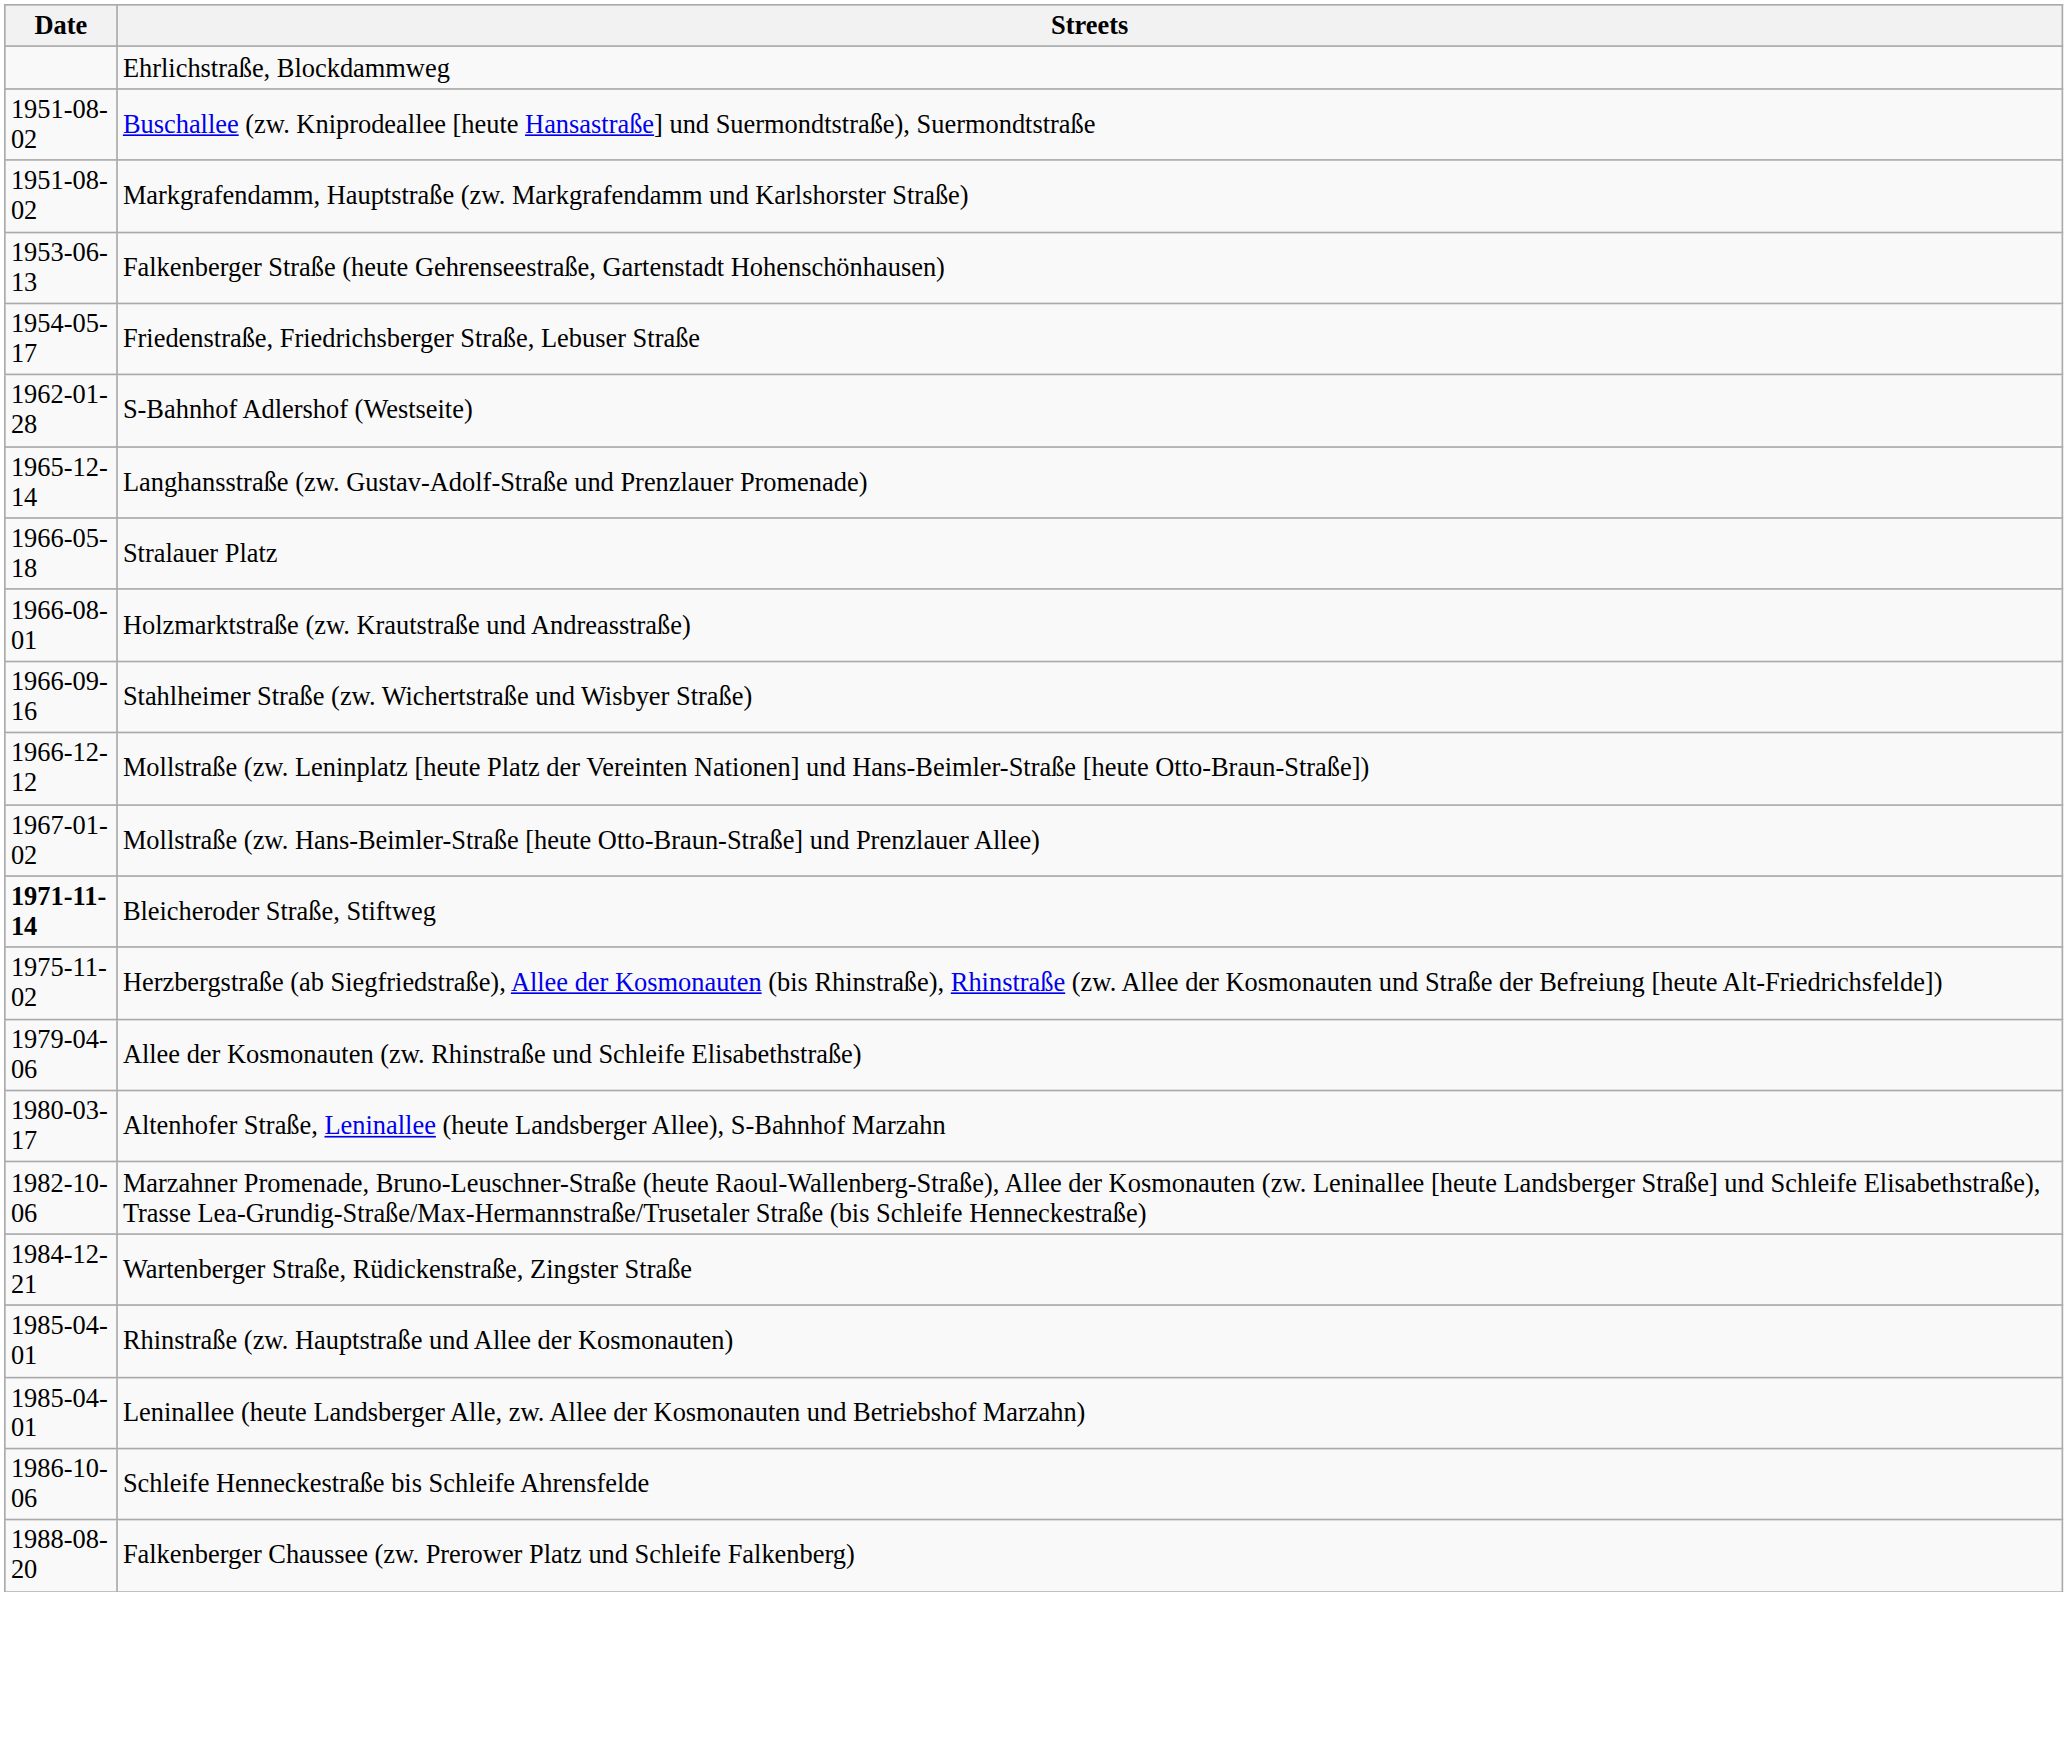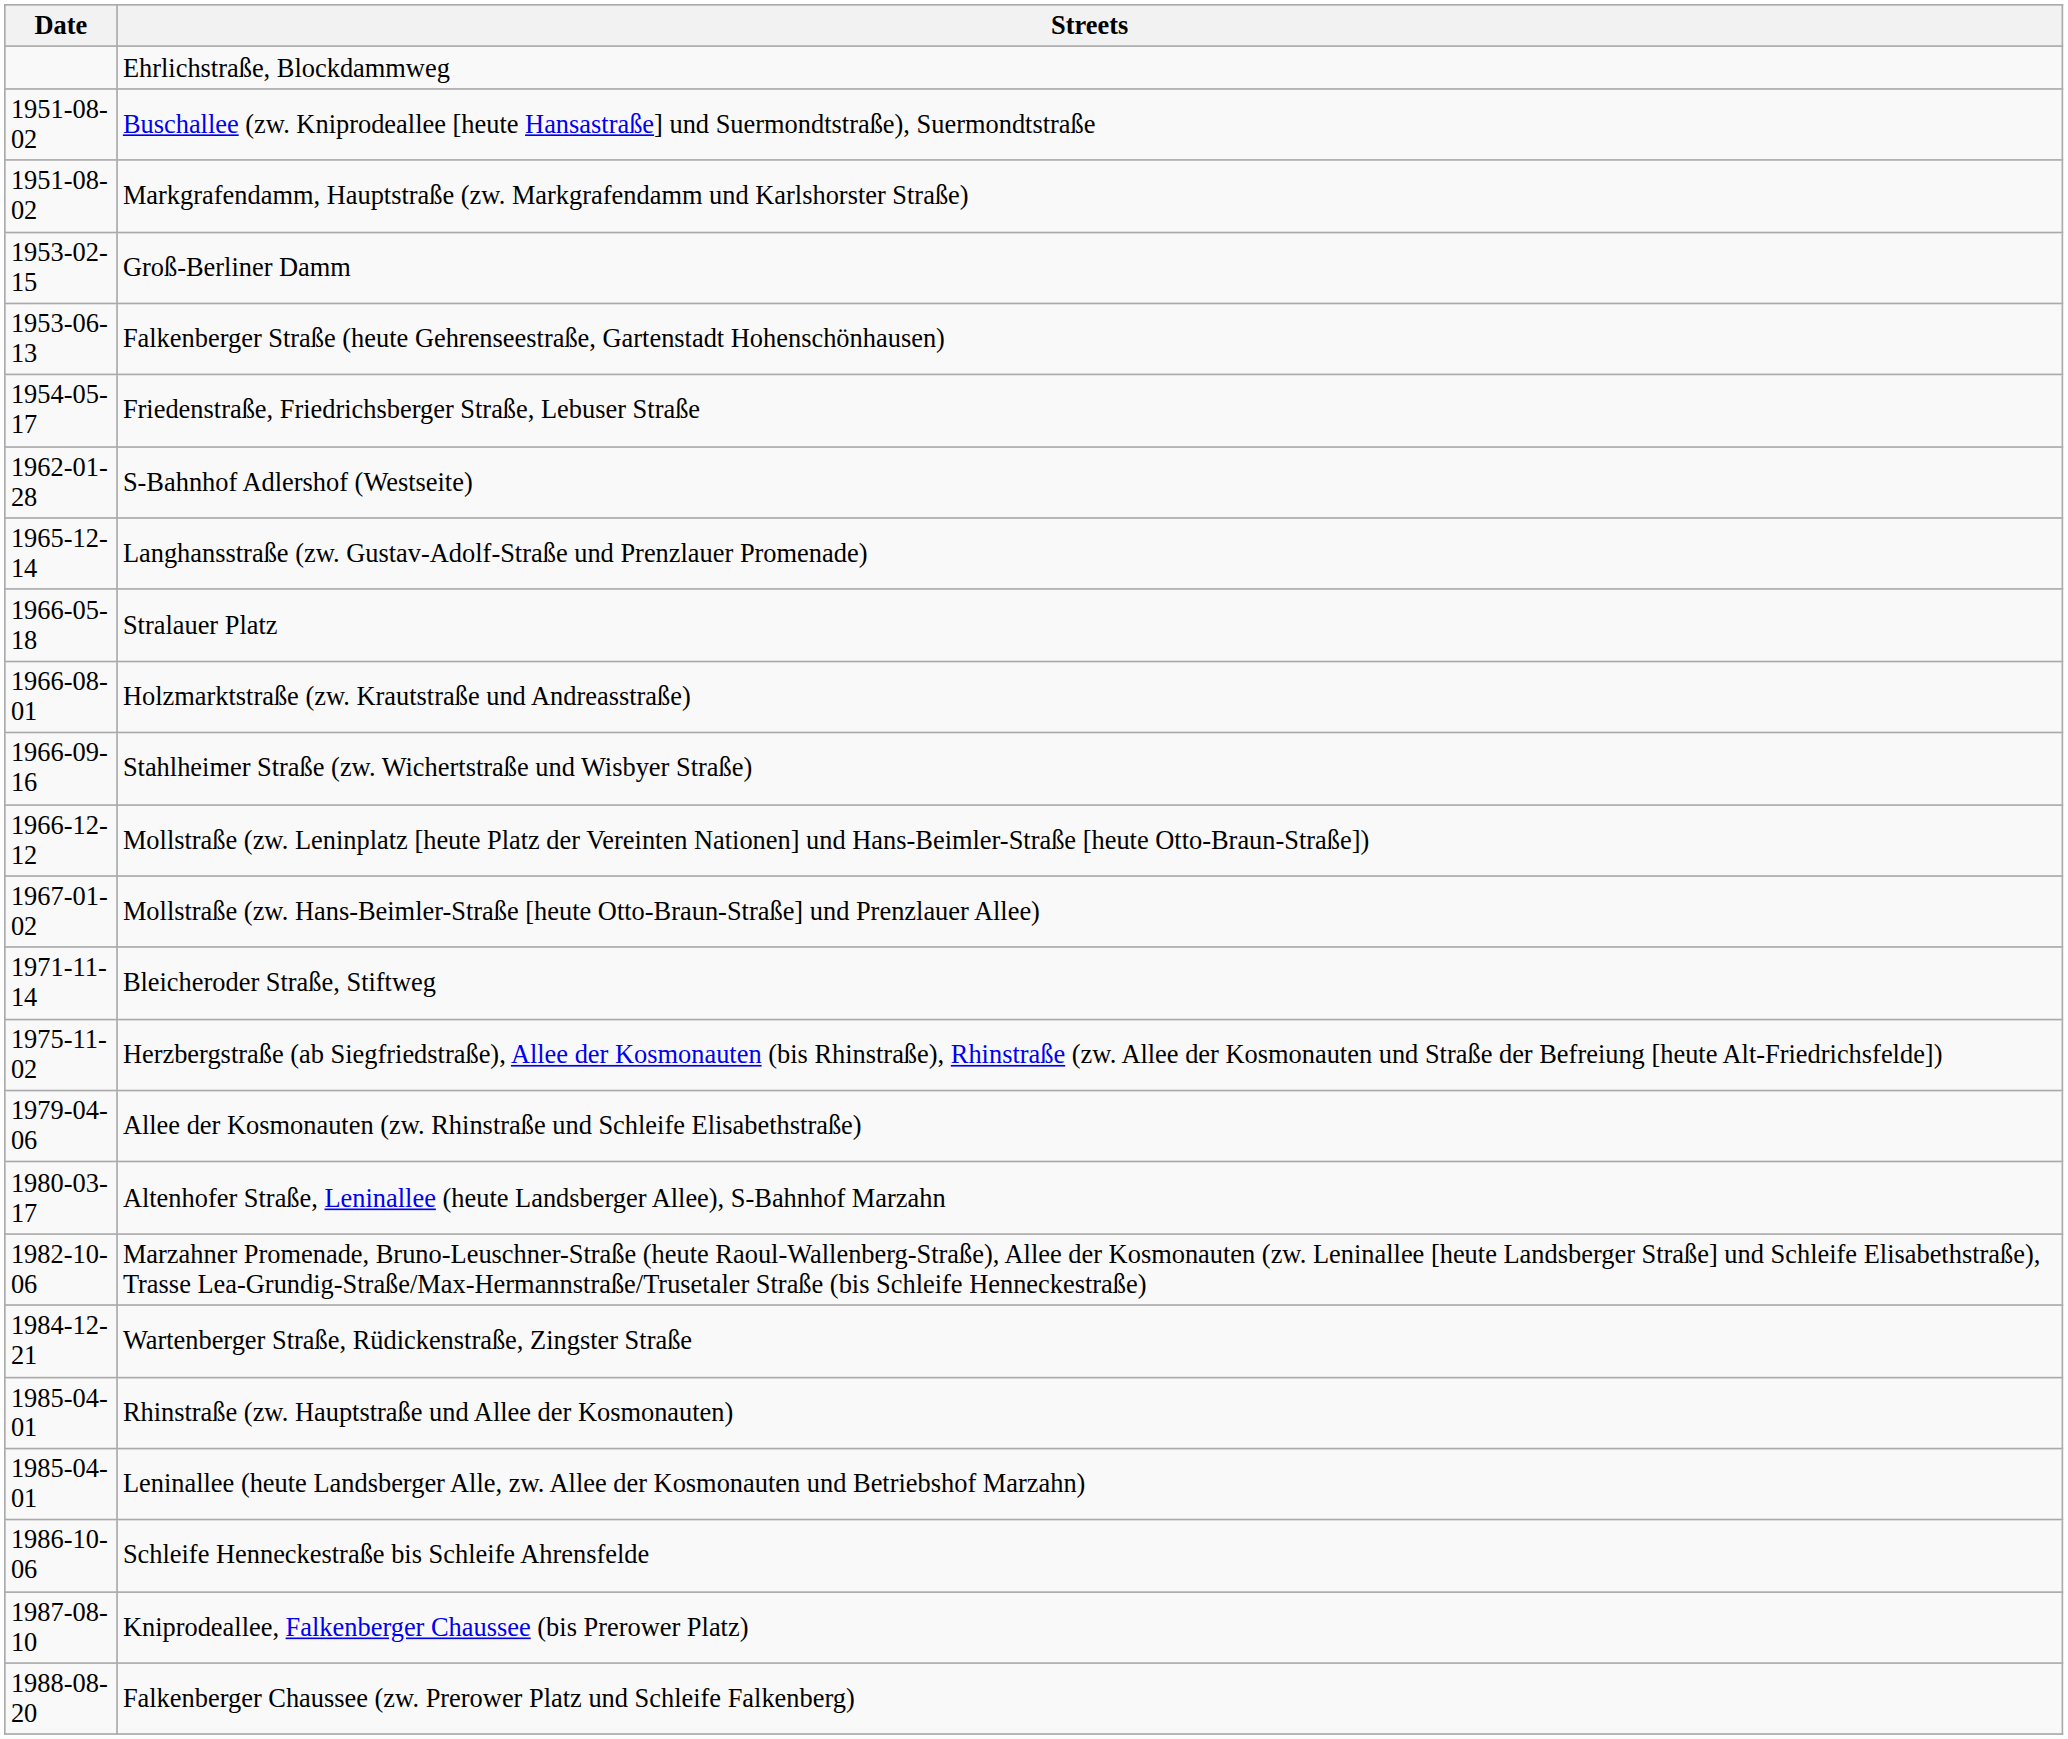+ row: (237, 267)
(59, 911) bold -> (59, 982) normal
+ row: (436, 1626)
